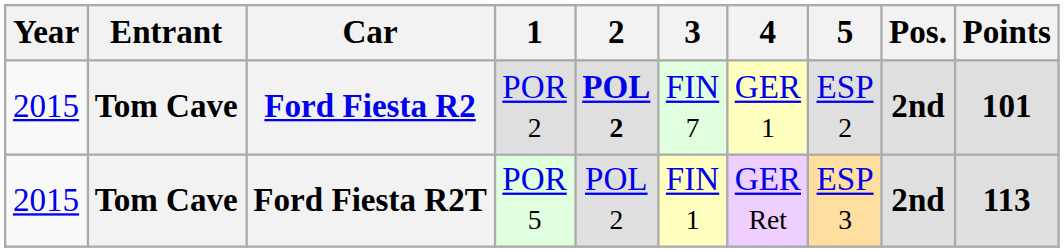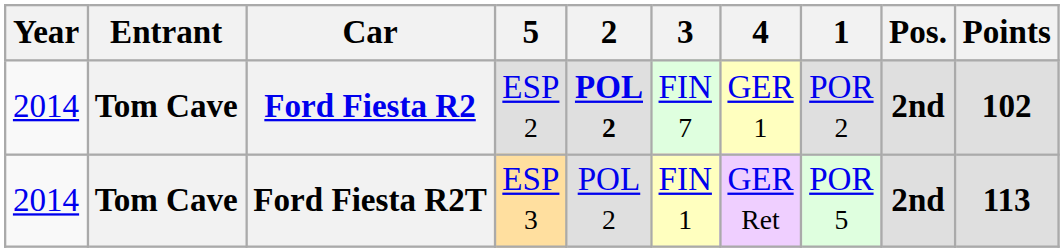columns swapped: (535, 32) <-> (845, 32)
(46, 106) 2015 -> (46, 106) 2014
(1007, 106) 101 -> (1007, 106) 102
(46, 200) 2015 -> (46, 200) 2014
